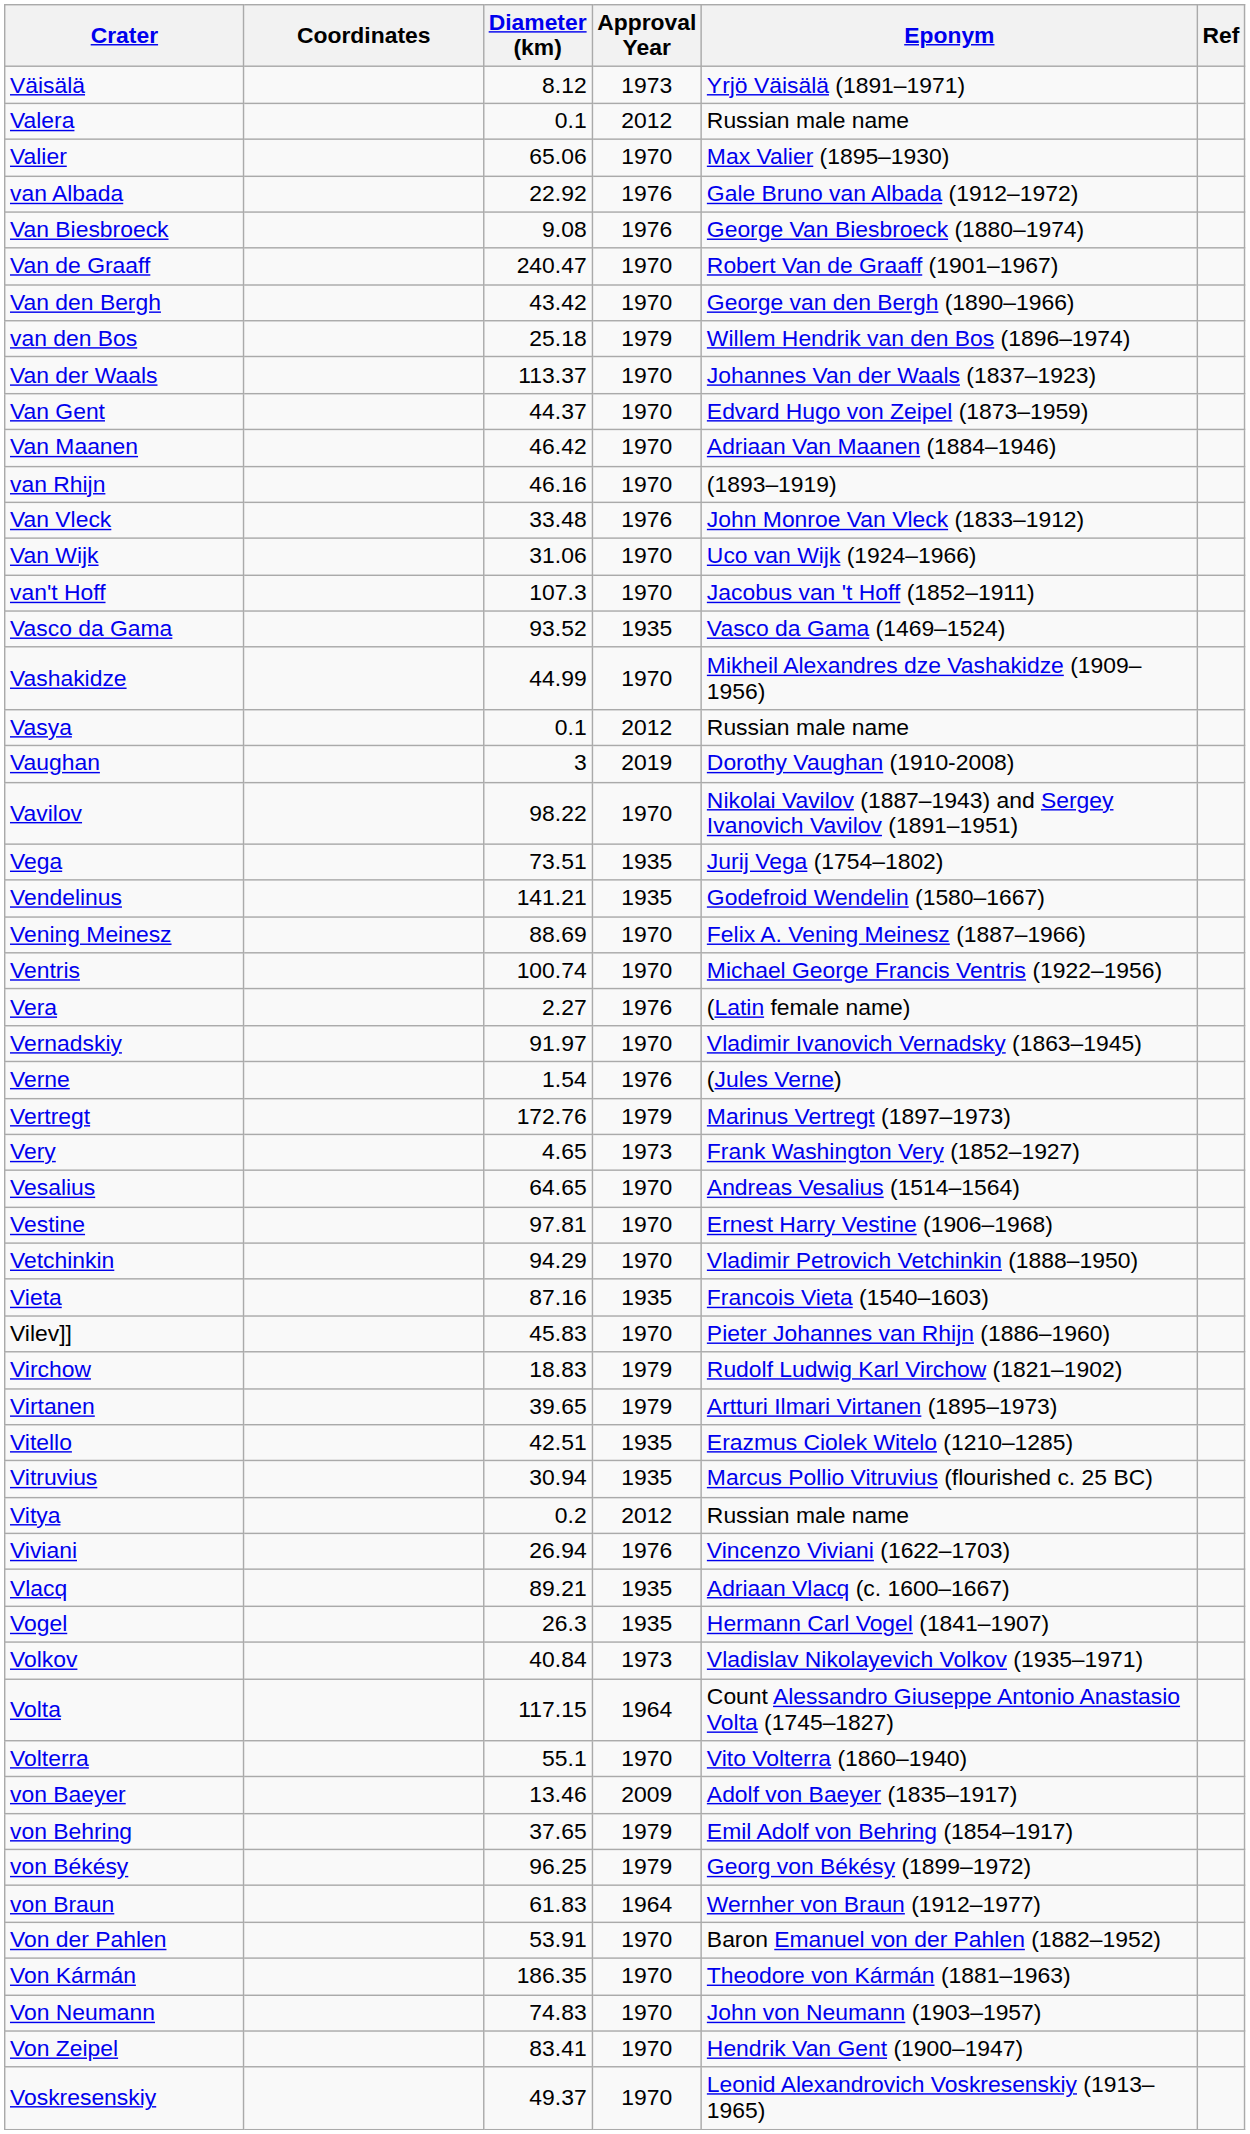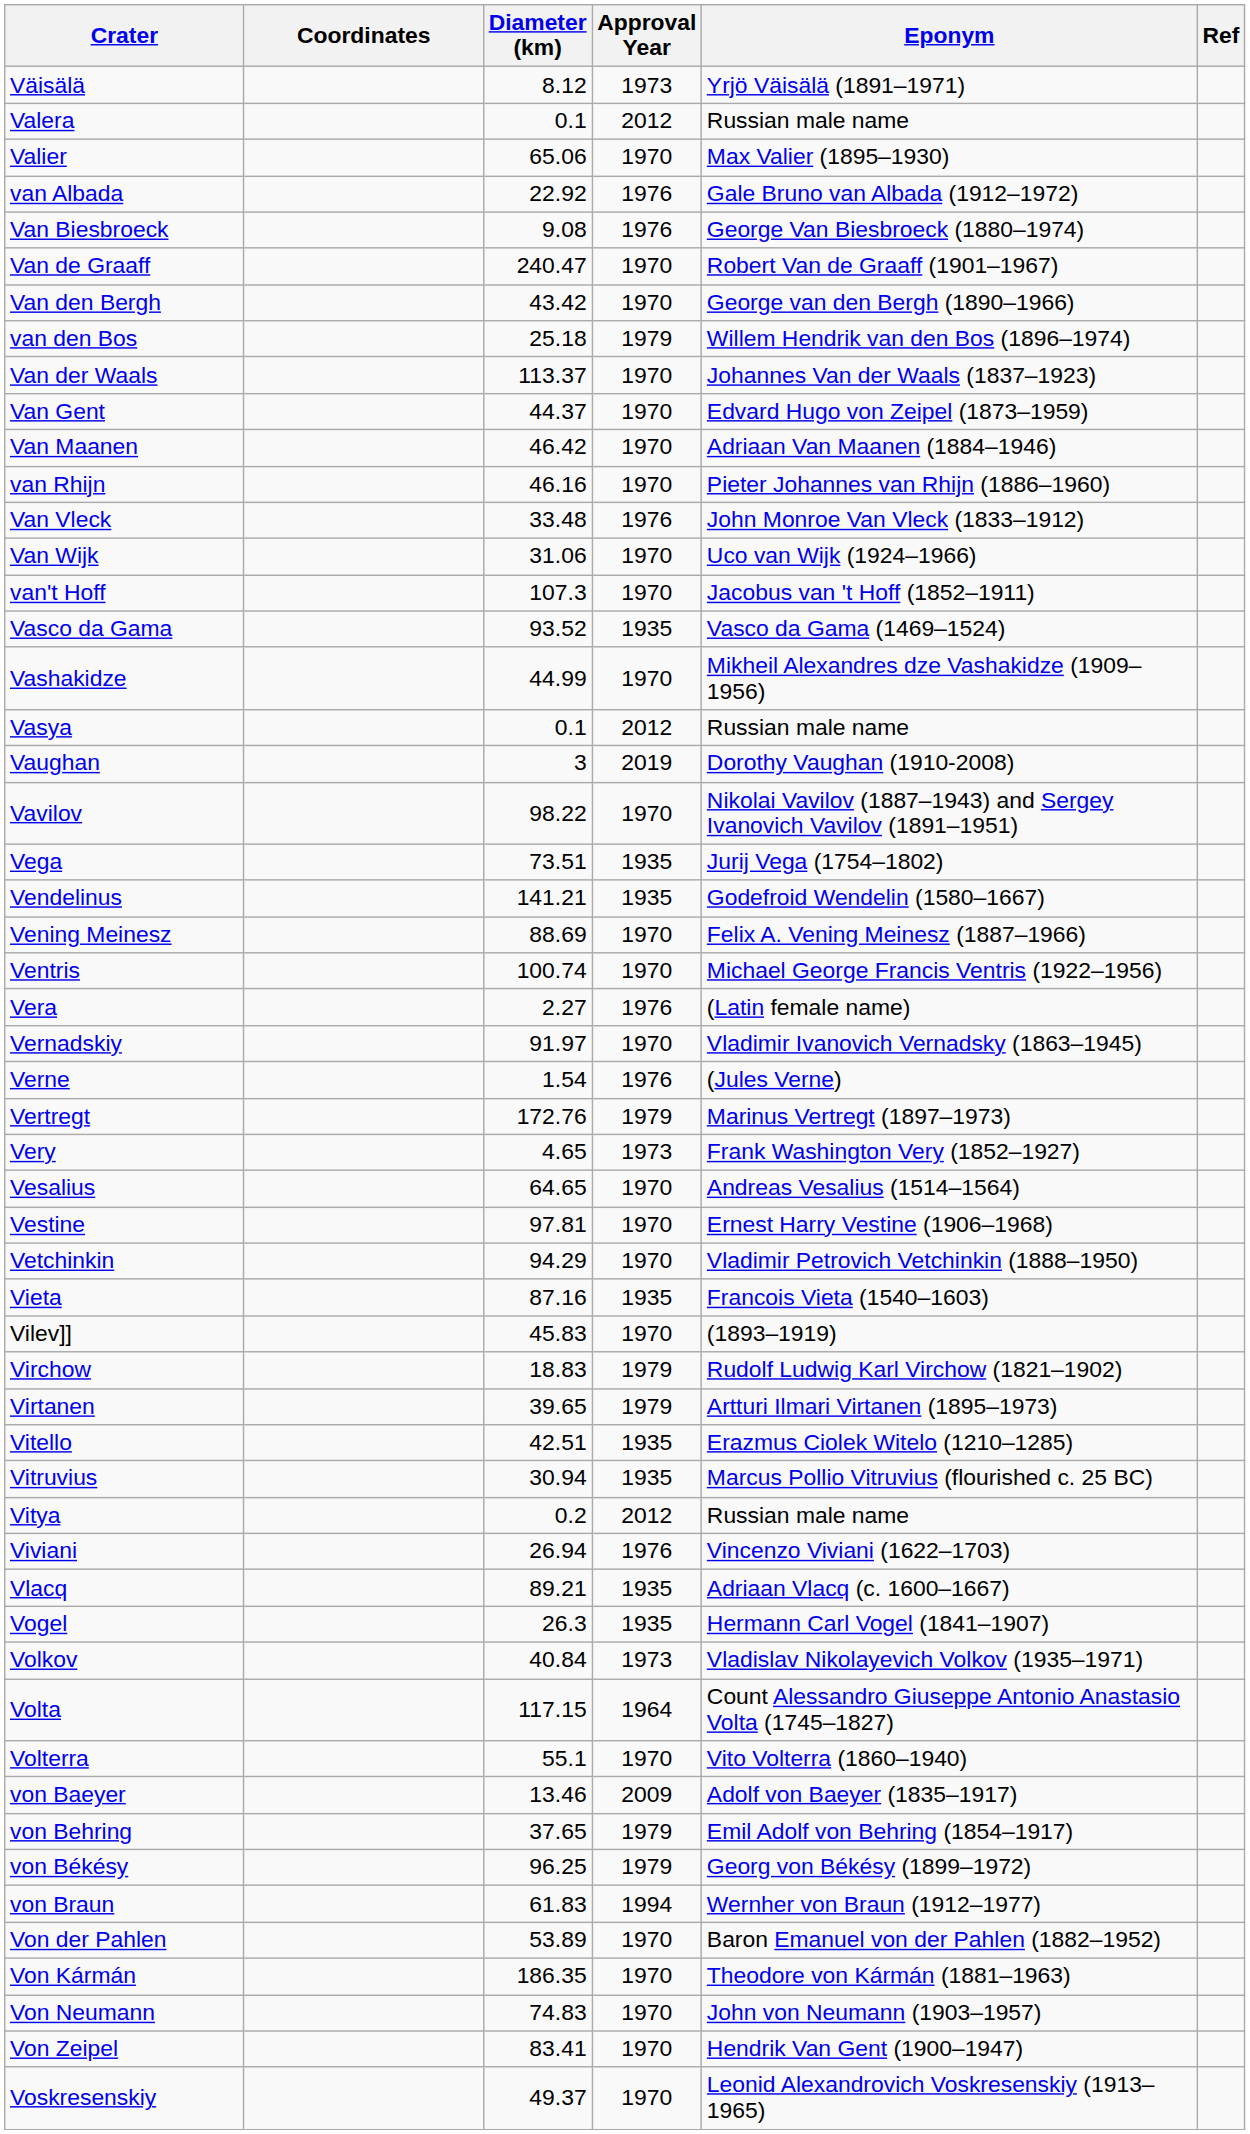(772, 483) (1893–1919) -> (908, 483) Pieter Johannes van Rhijn (1886–1960)
(908, 1333) Pieter Johannes van Rhijn (1886–1960) -> (772, 1333) (1893–1919)
(647, 1903) 1964 -> (647, 1903) 1994
(558, 1939) 53.91 -> (558, 1939) 53.89
